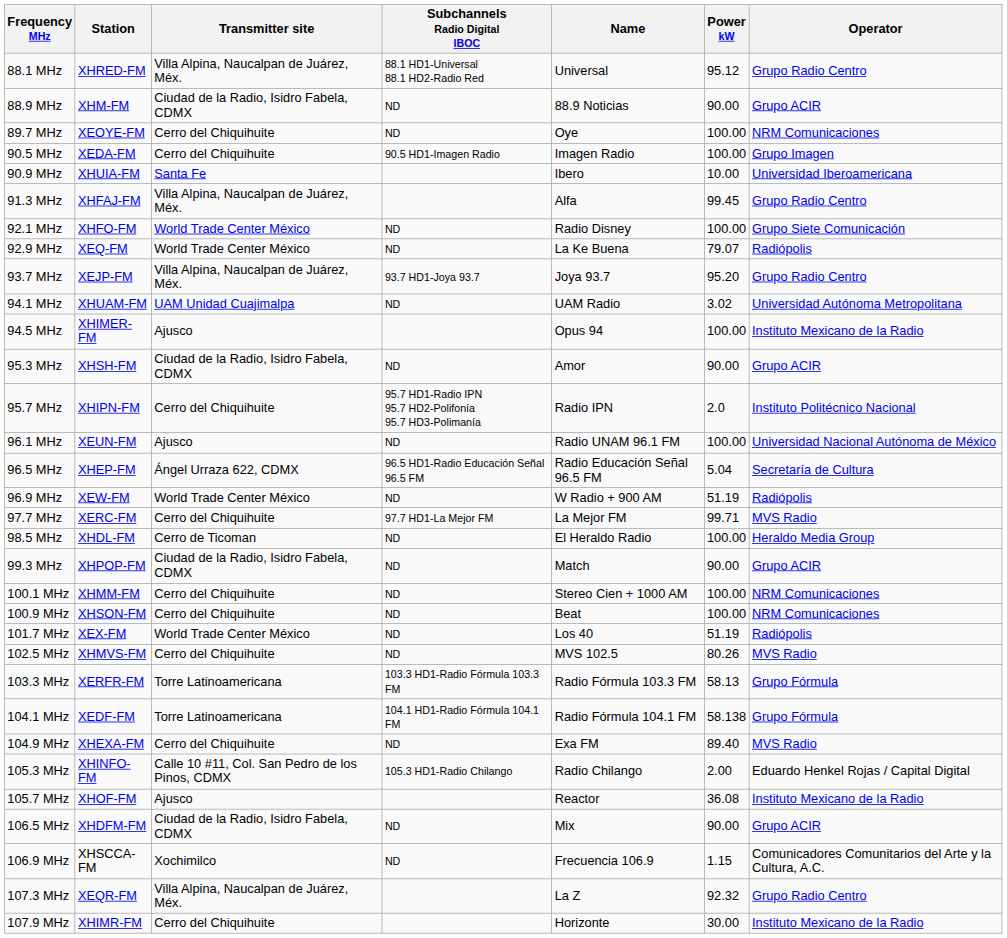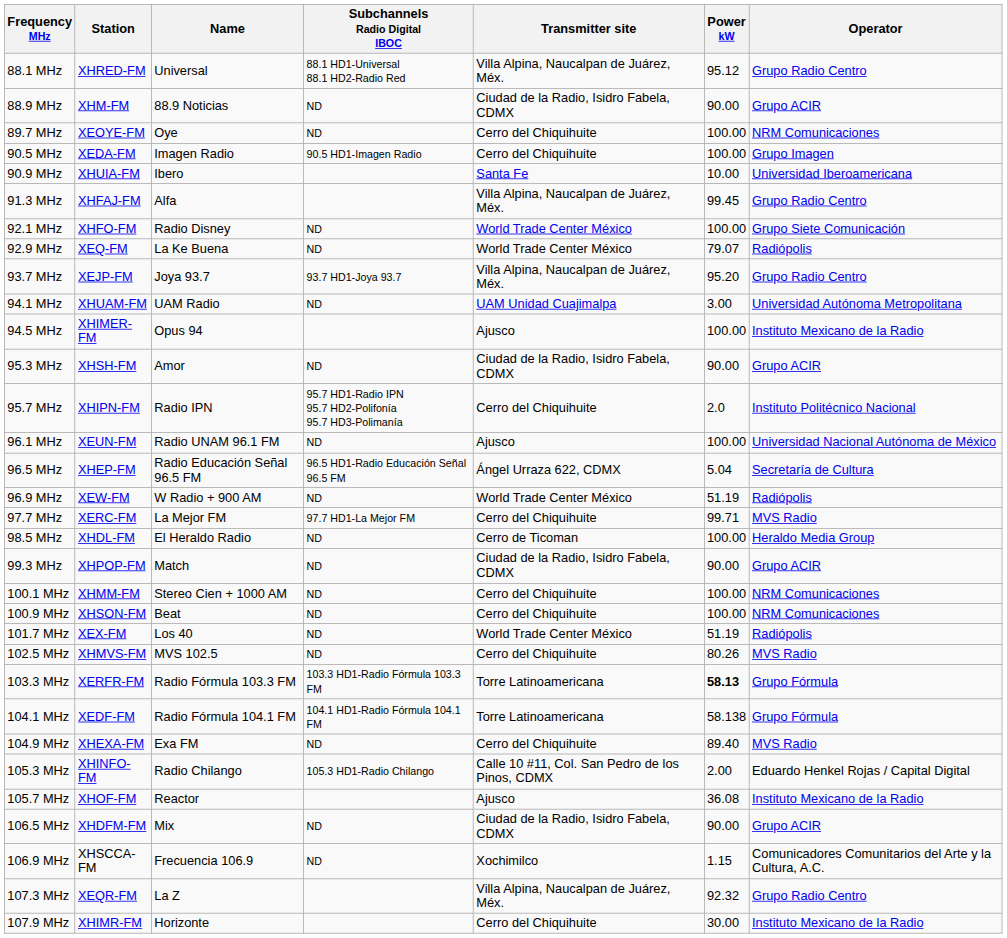columns swapped: (628, 29) <-> (267, 29)
(719, 304) 3.02 -> (719, 304) 3.00
(723, 681) normal -> (723, 681) bold
